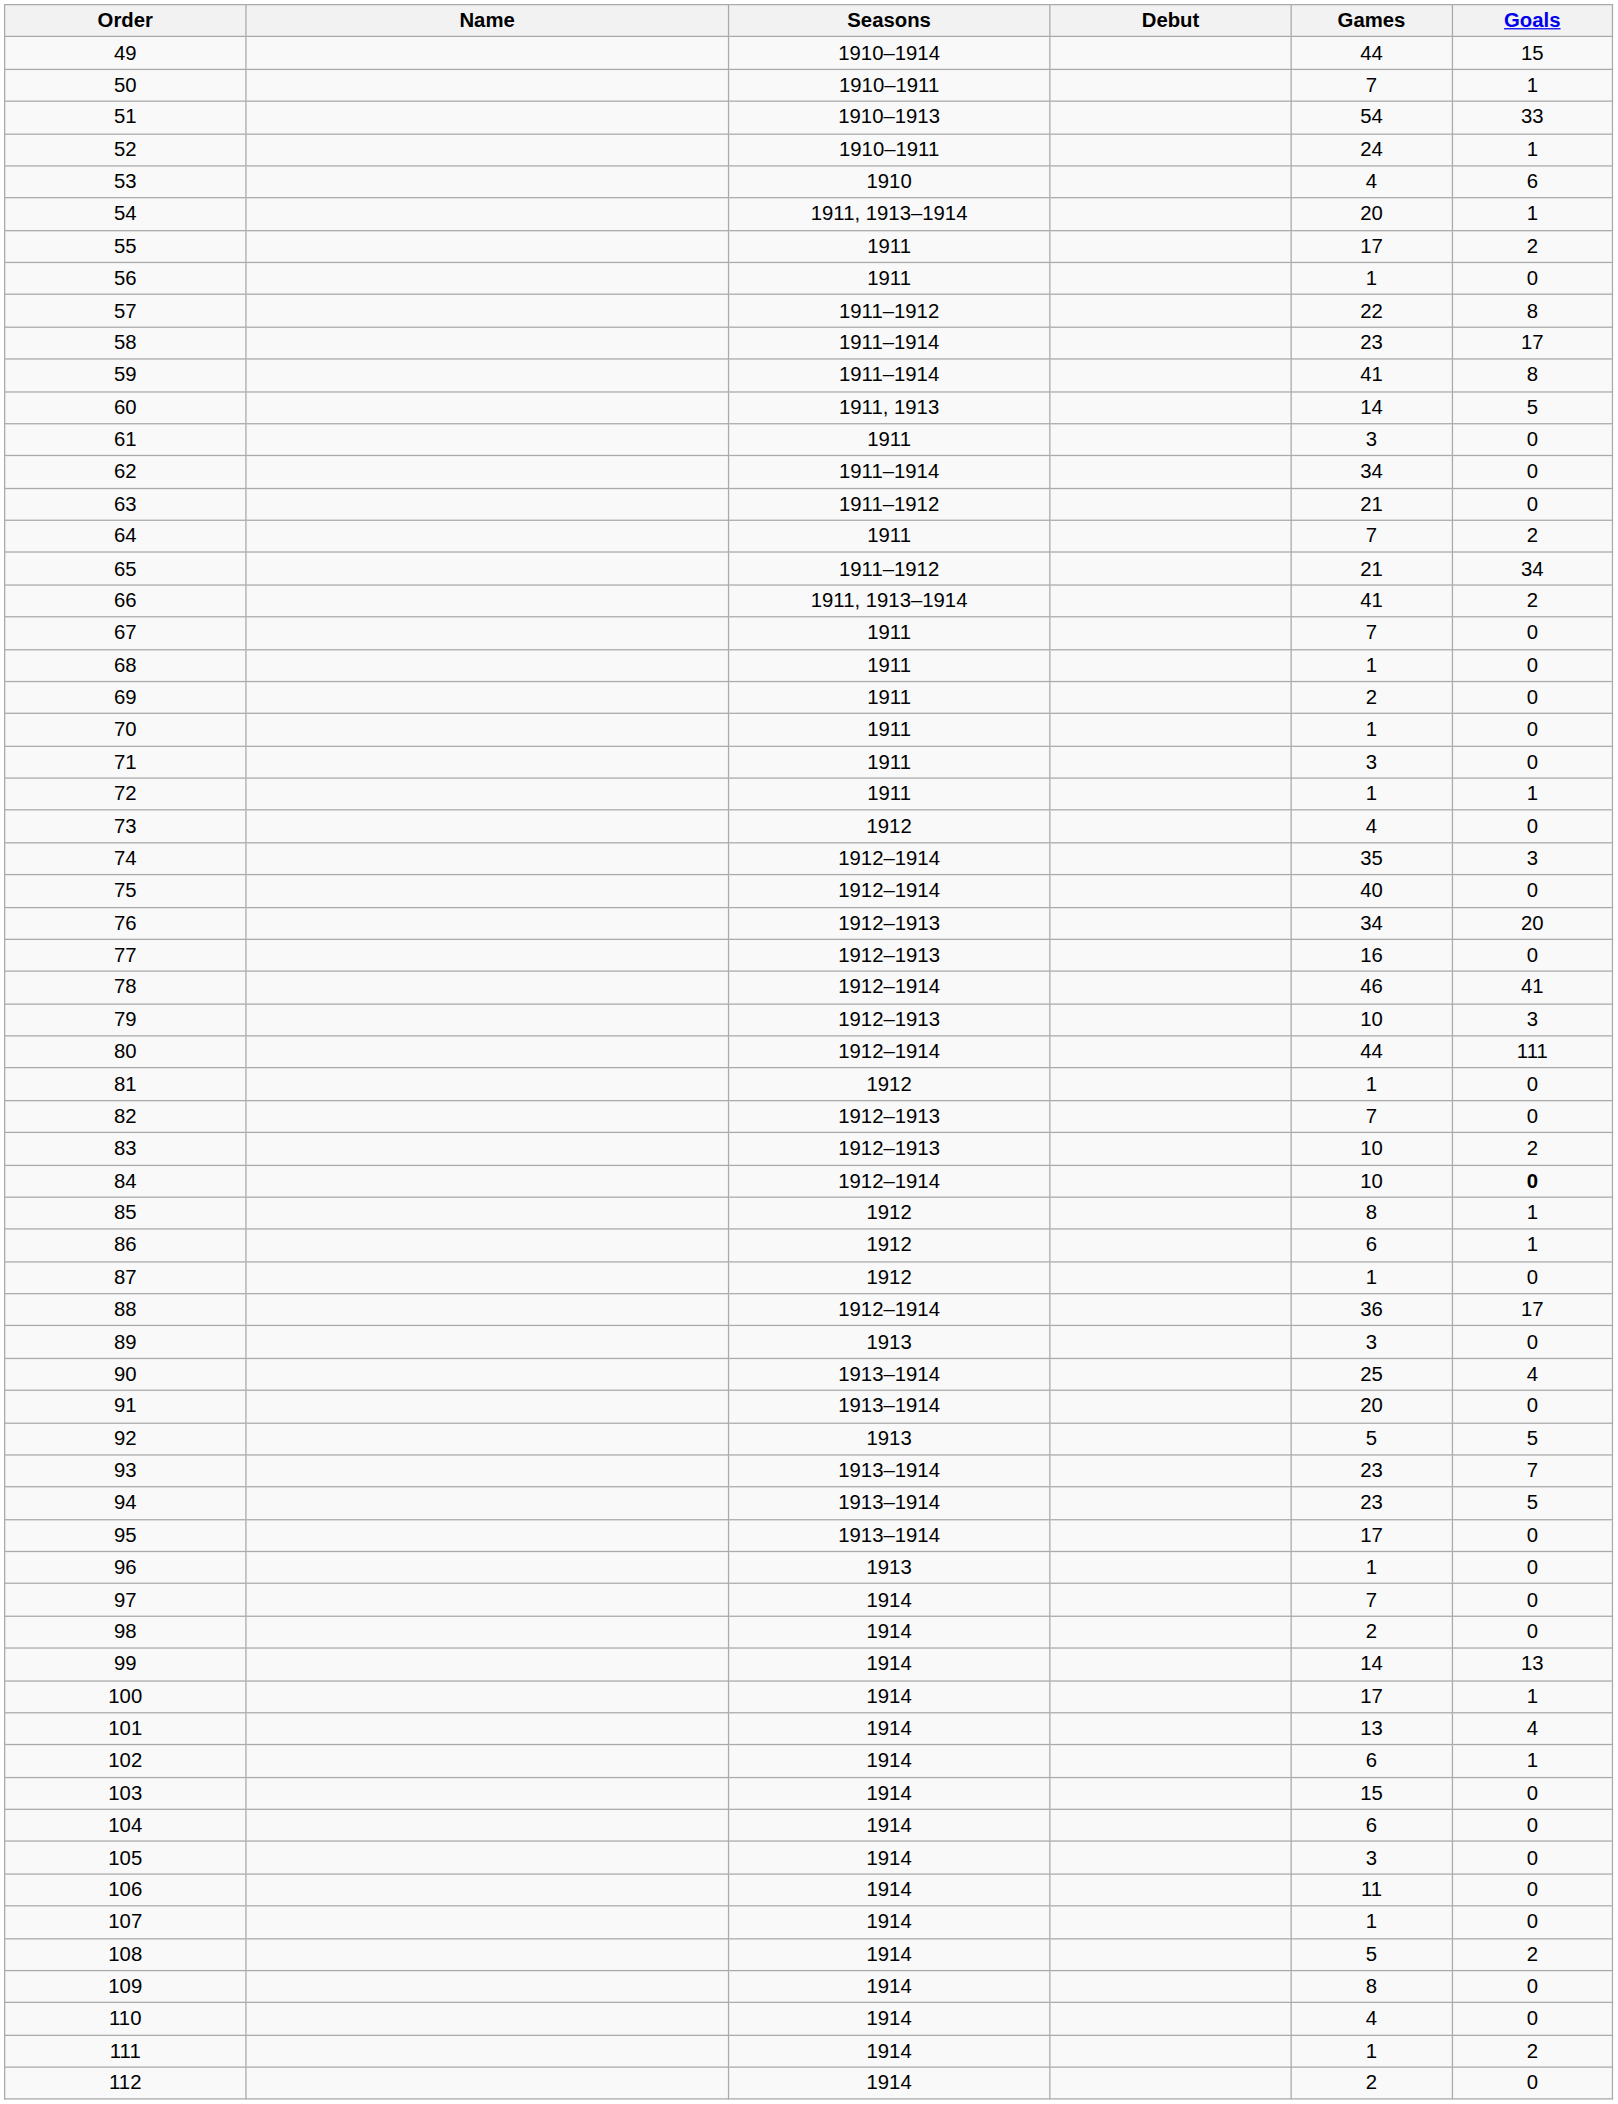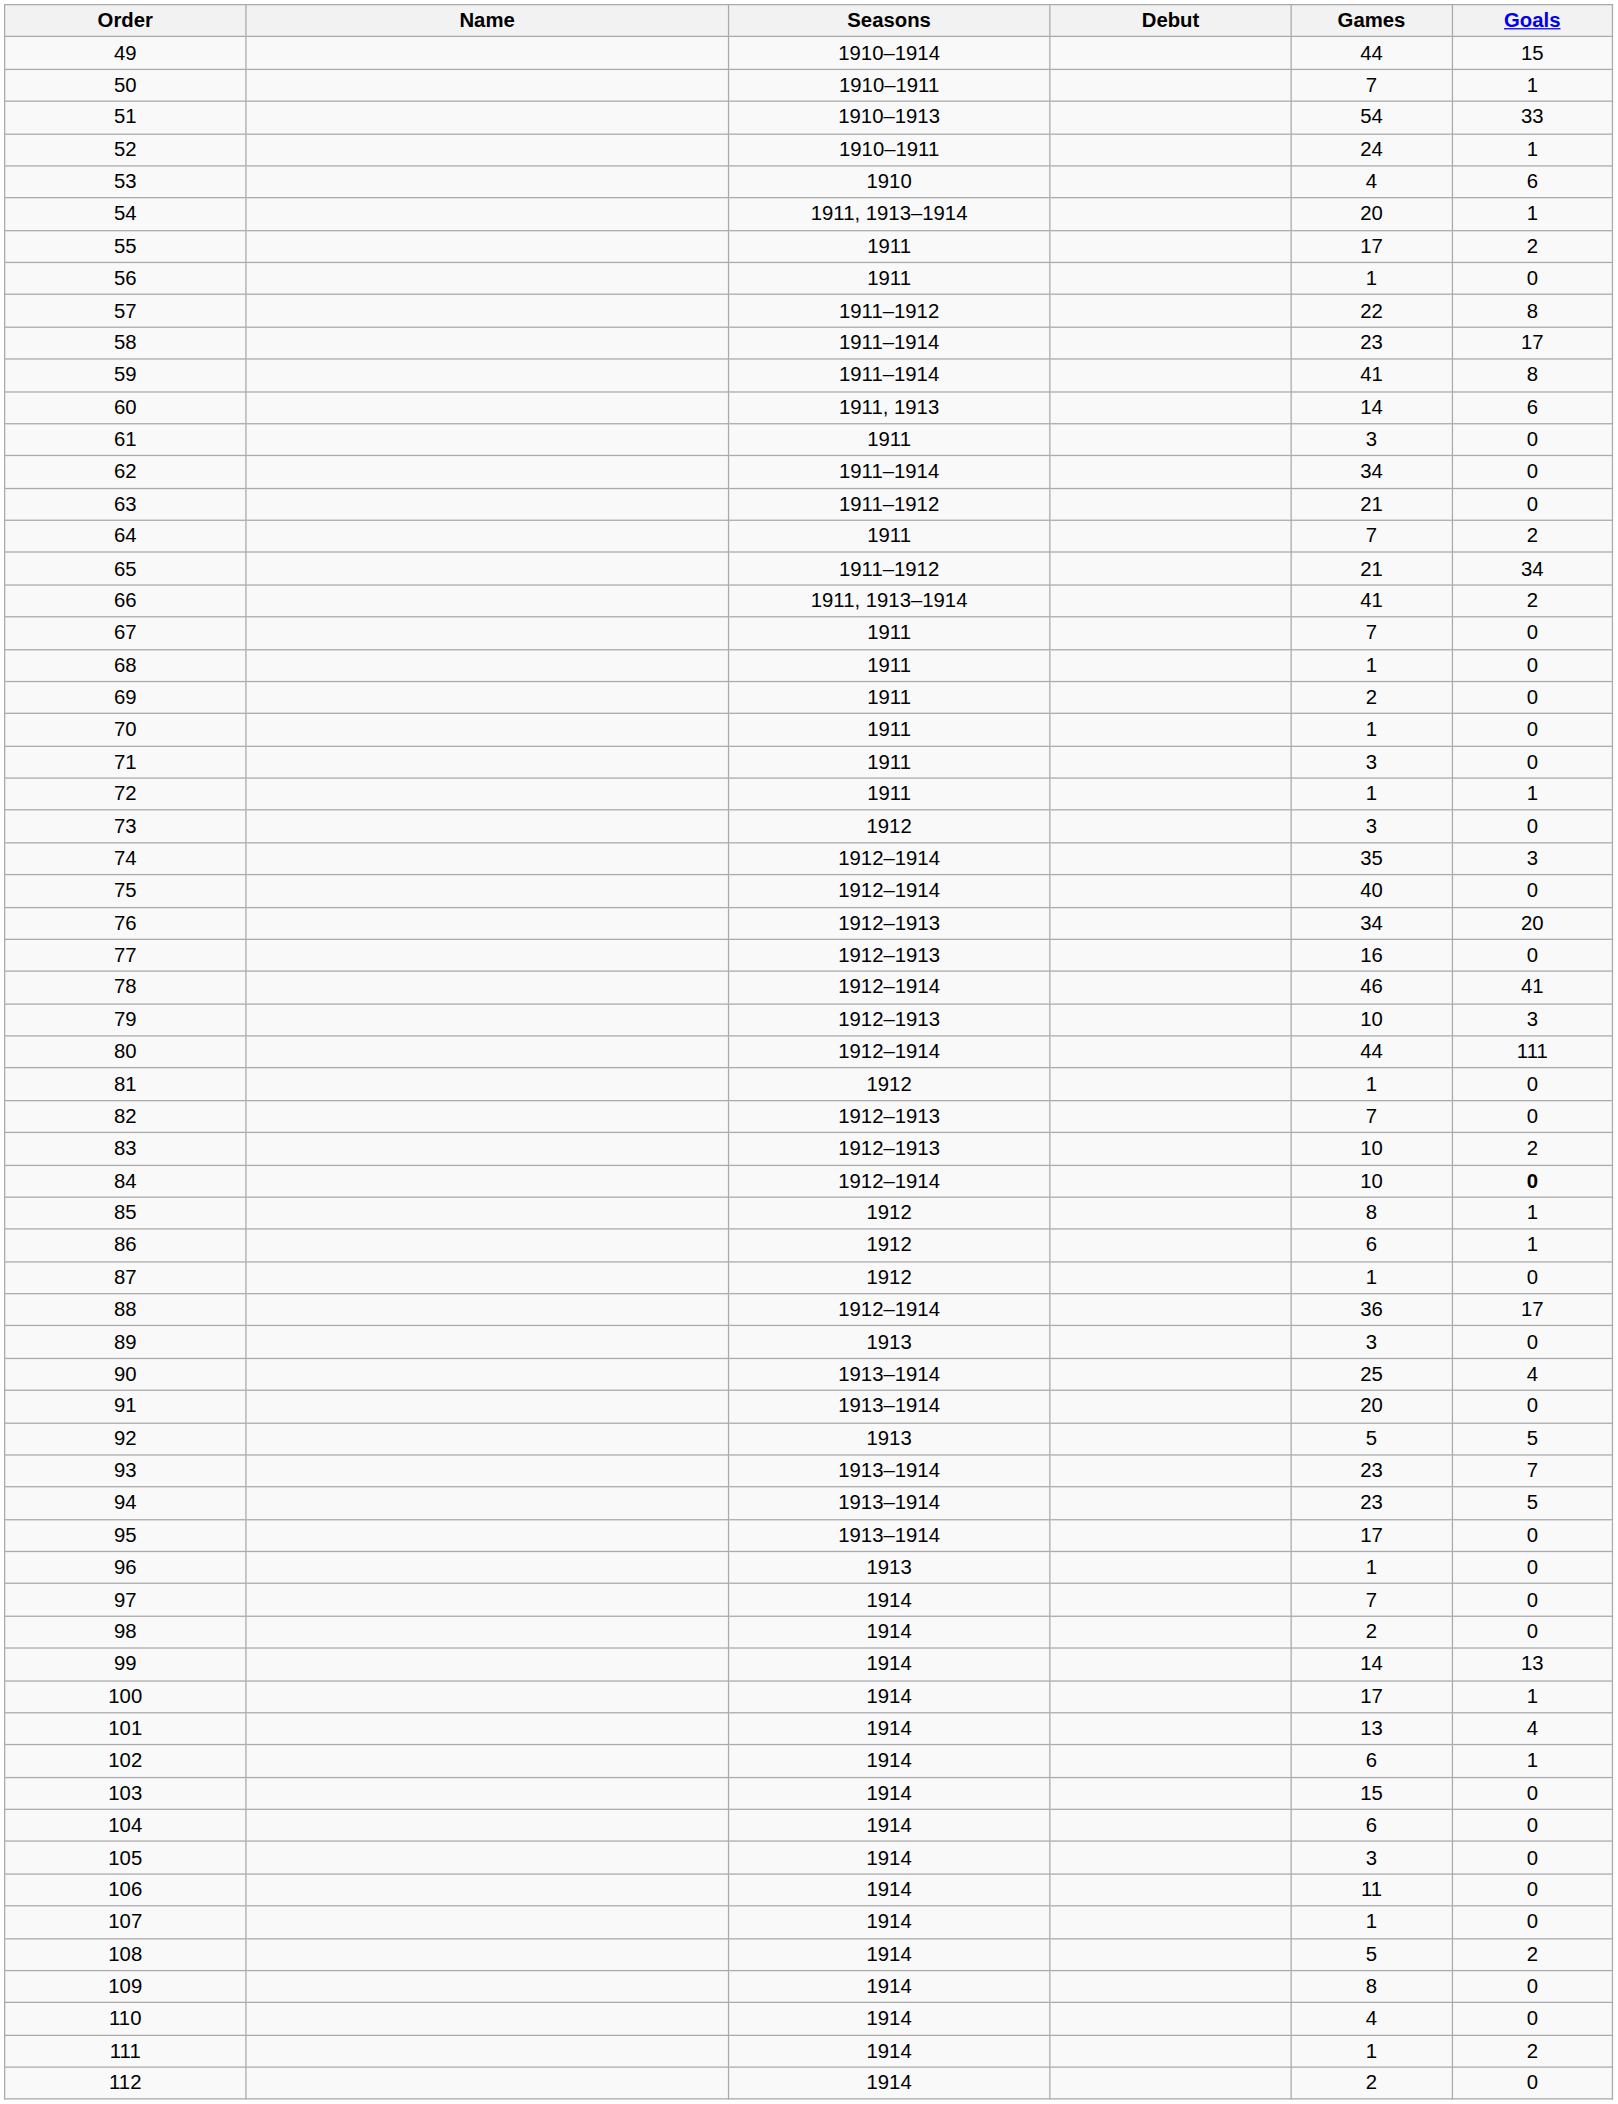(1532, 407) 5 -> (1532, 407) 6
(1371, 826) 4 -> (1371, 826) 3
